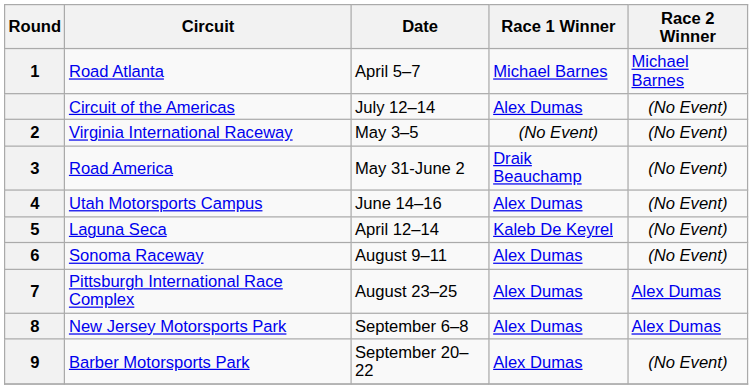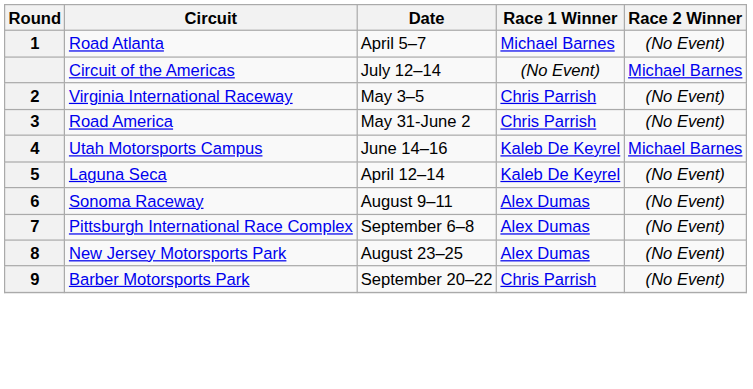(660, 71) Michael Barnes -> (685, 43) (No Event)
(538, 106) Alex Dumas -> (560, 70) (No Event)
(688, 106) (No Event) -> (685, 70) Michael Barnes
(558, 132) (No Event) -> (548, 96) Chris Parrish
(537, 168) Draik Beauchamp -> (548, 122) Chris Parrish
(538, 203) Alex Dumas -> (560, 148) Kaleb De Keyrel
(688, 203) (No Event) -> (685, 148) Michael Barnes
(406, 291) August 23–25 -> (417, 227) September 6–8
(676, 291) Alex Dumas -> (685, 227) (No Event)
(412, 326) September 6–8 -> (412, 253) August 23–25
(676, 326) Alex Dumas -> (685, 253) (No Event)
(538, 361) Alex Dumas -> (548, 279) Chris Parrish
